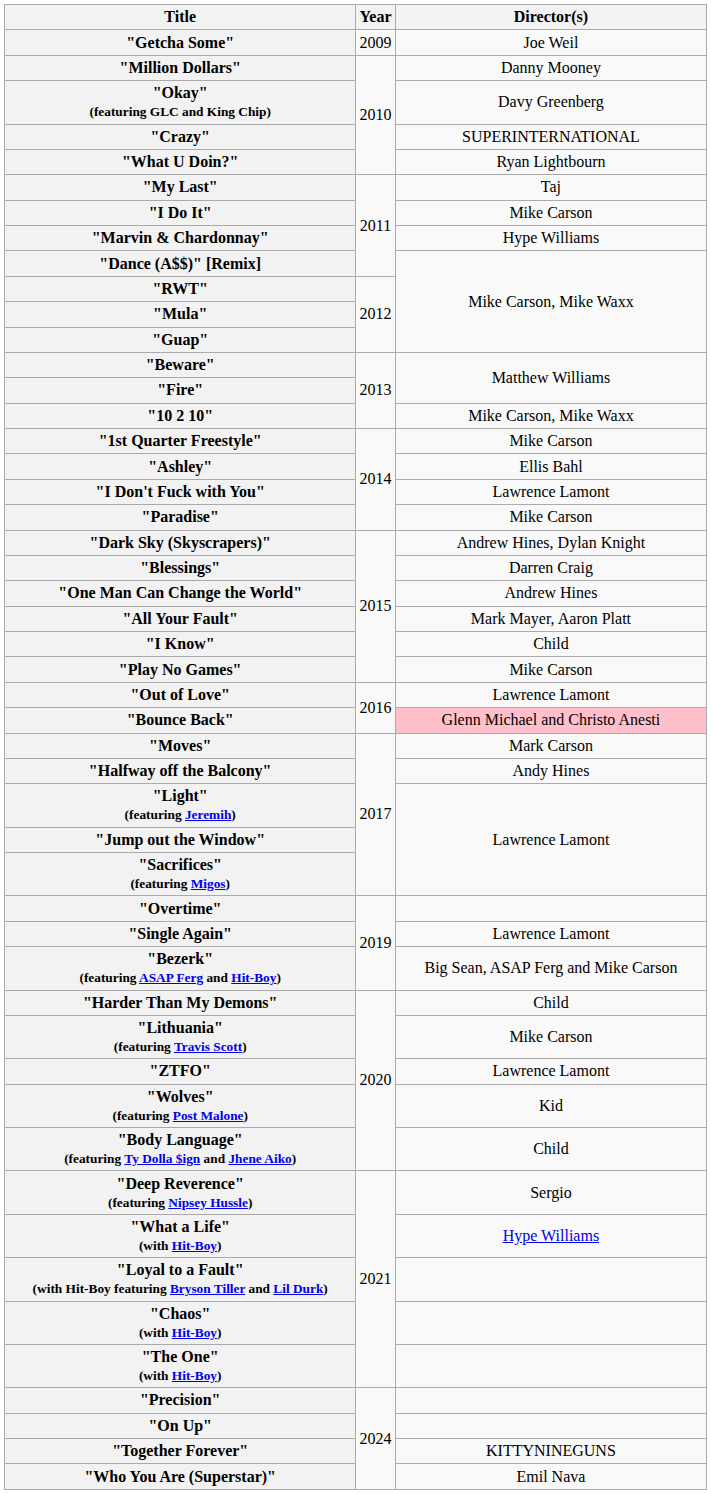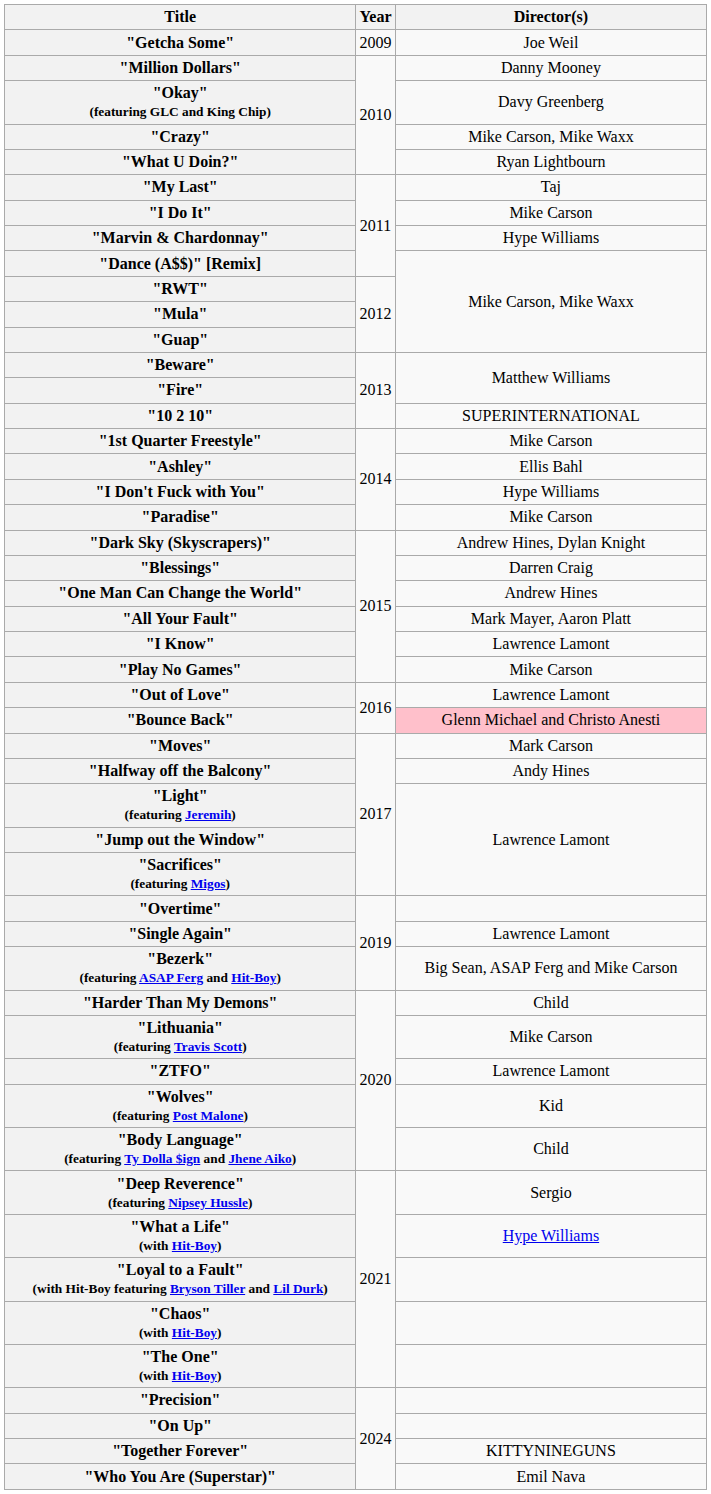(551, 136) SUPERINTERNATIONAL -> (551, 136) Mike Carson, Mike Waxx
(551, 415) Mike Carson, Mike Waxx -> (551, 415) SUPERINTERNATIONAL
(551, 491) Lawrence Lamont -> (551, 491) Hype Williams
(551, 644) Child -> (551, 644) Lawrence Lamont
